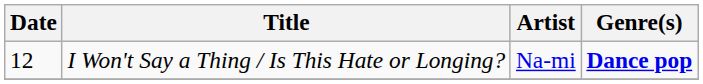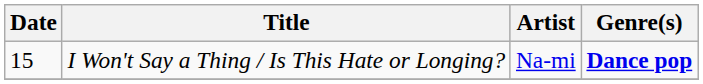(22, 60) 12 -> (22, 60) 15
